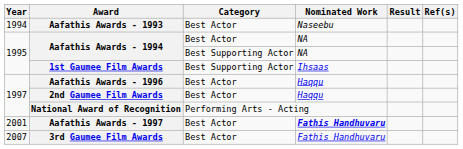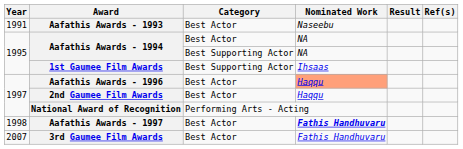(17, 25) 1994 -> (17, 25) 1991
(311, 81) no background -> (311, 81) lightsalmon background
(17, 123) 2001 -> (17, 123) 1998
